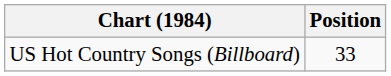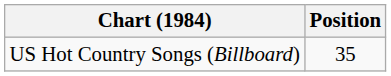(345, 53) 33 -> (345, 53) 35
